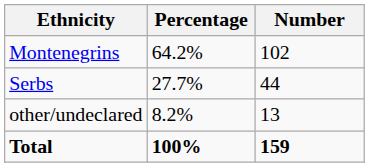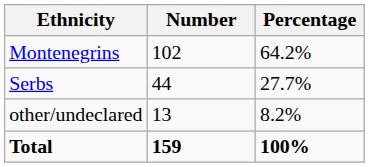columns swapped: (310, 20) <-> (201, 20)
